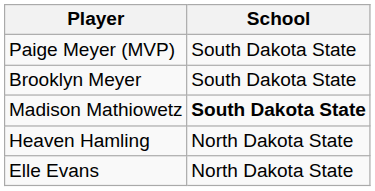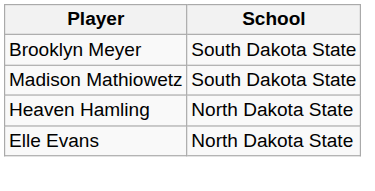- row: (92, 49)
(279, 110) bold -> (274, 79) normal
